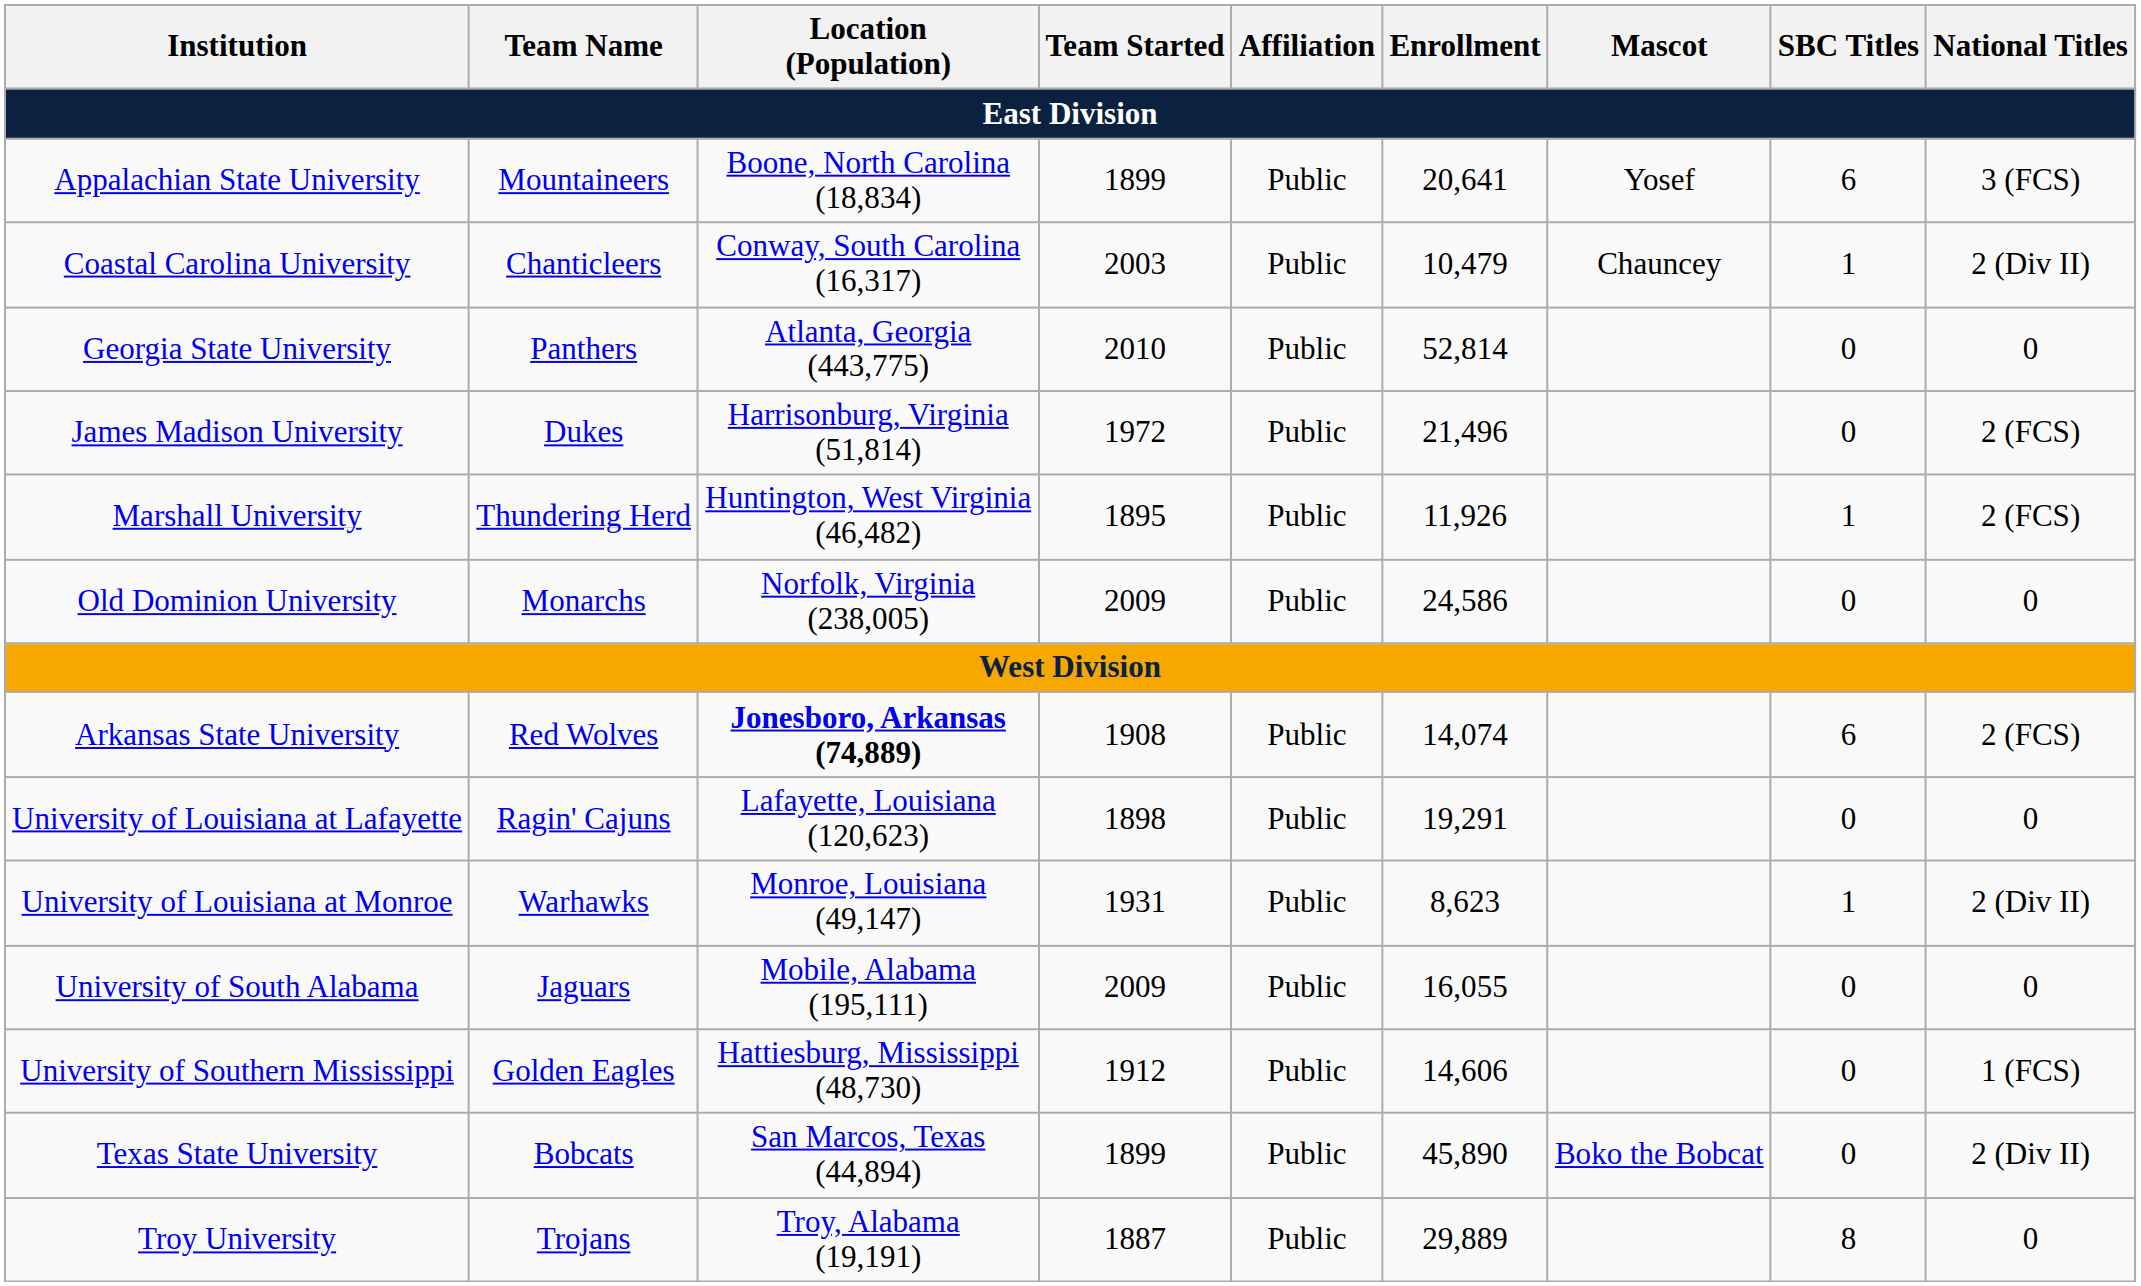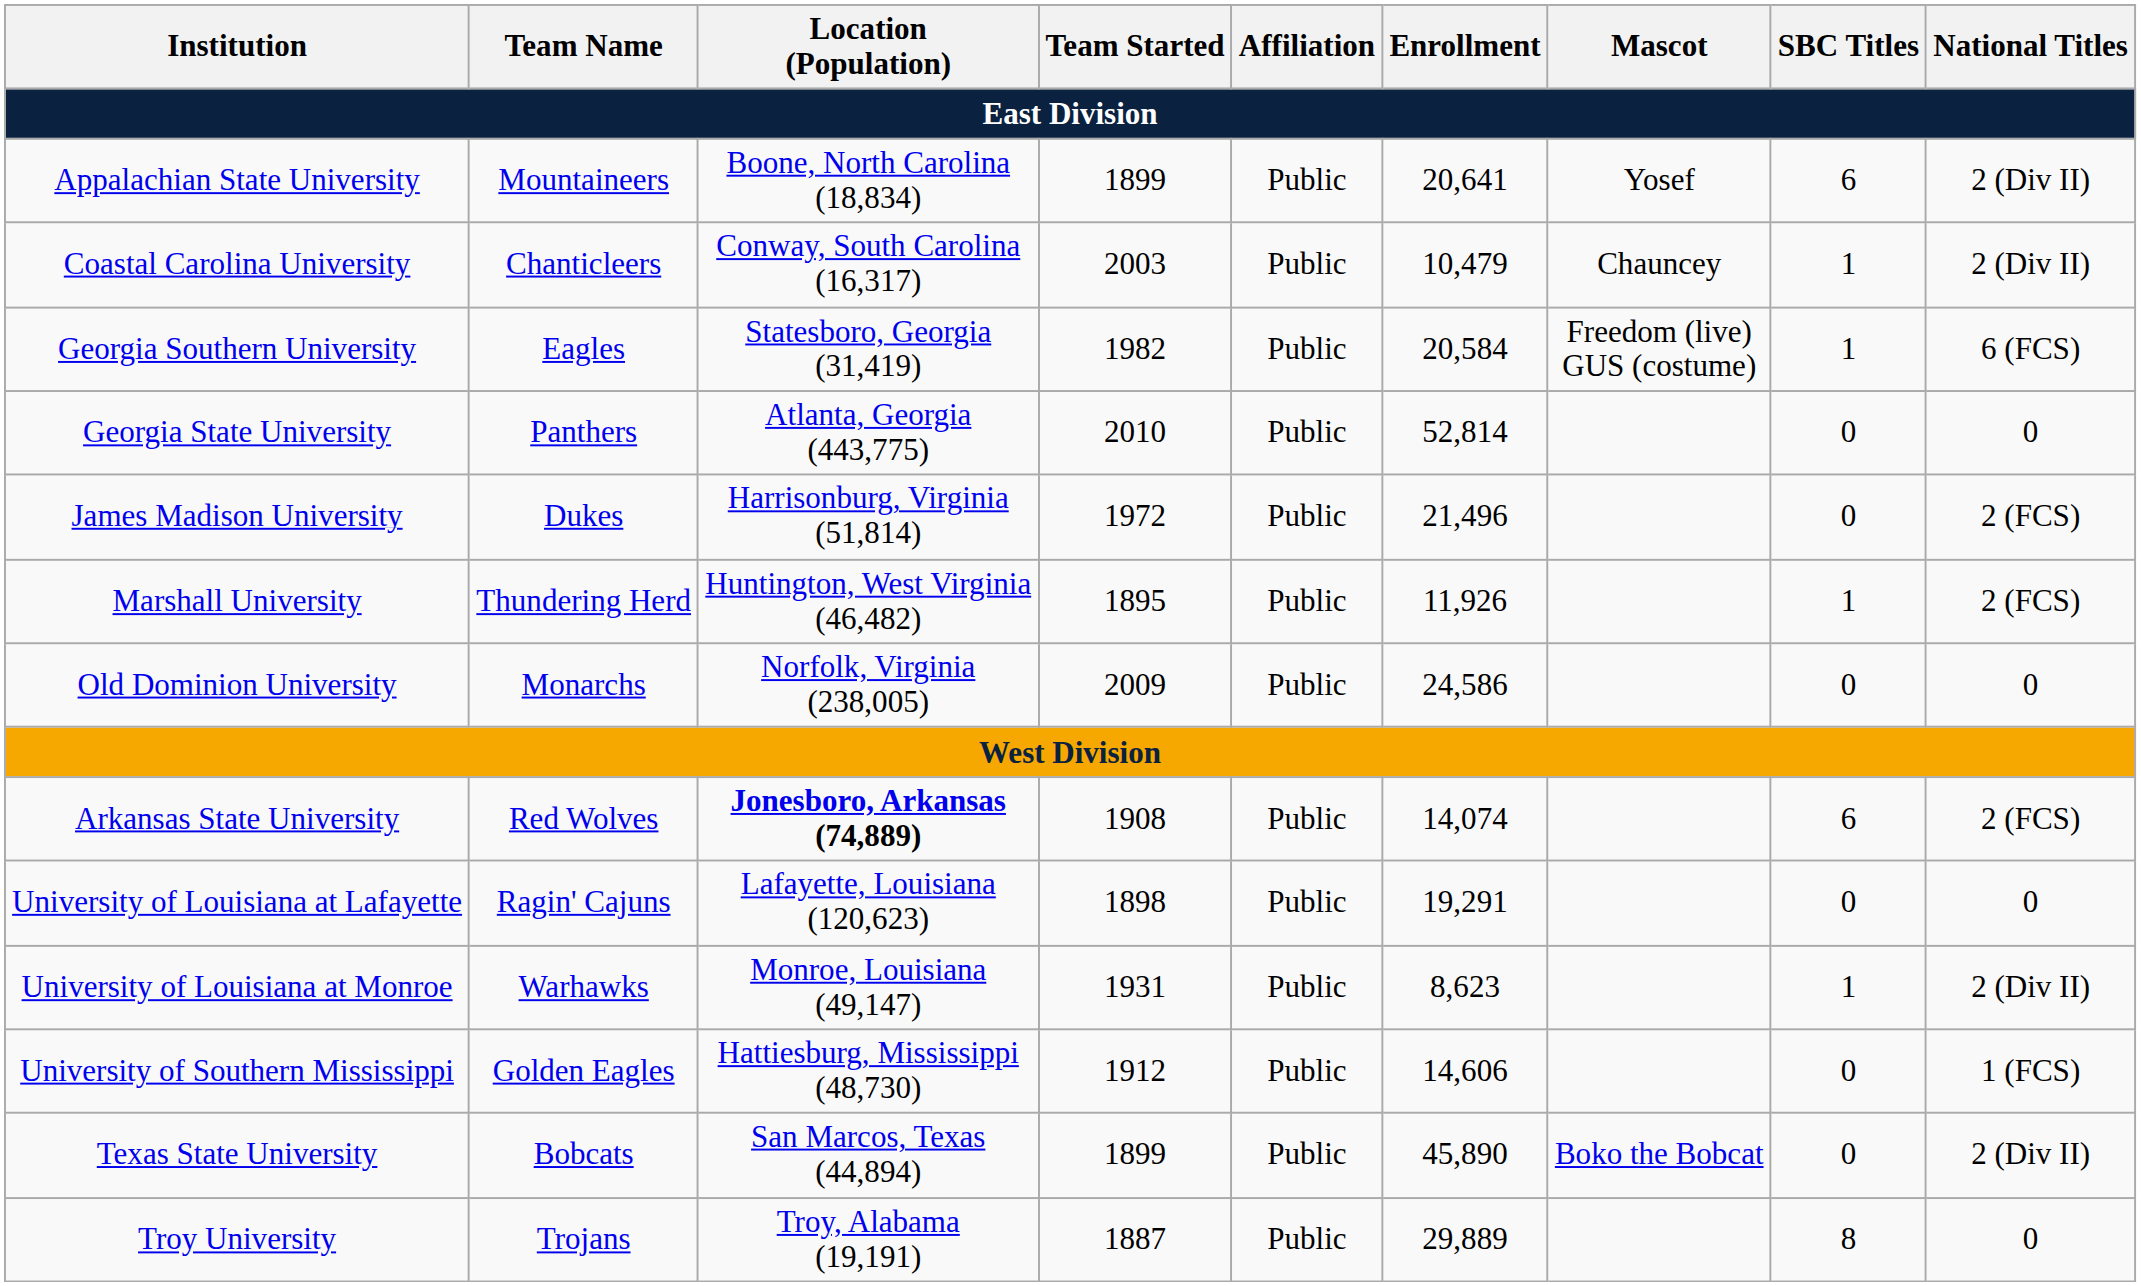(2031, 179) 3 (FCS) -> (2031, 179) 2 (Div II)
+ row: (237, 348)
- row: (237, 986)
